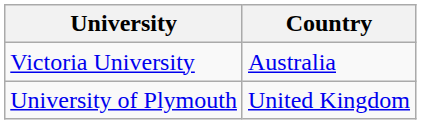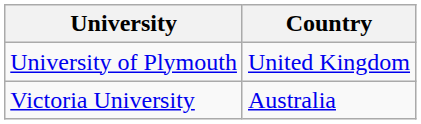rows swapped: (124, 99) <-> (103, 61)
